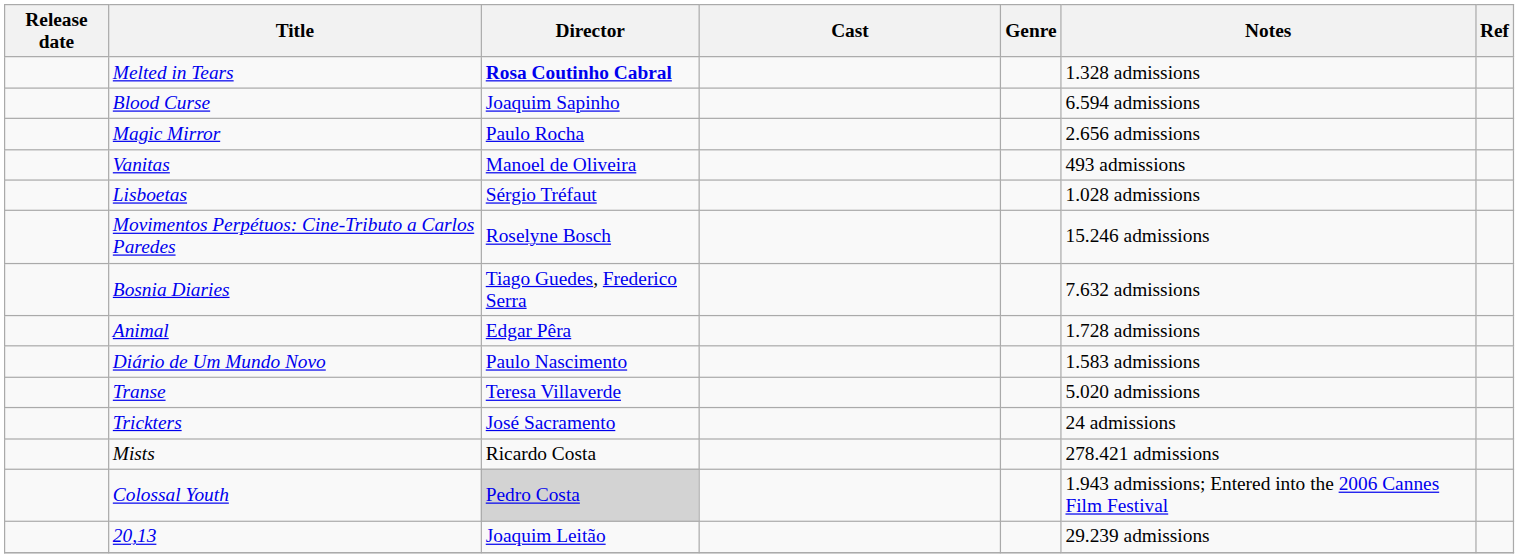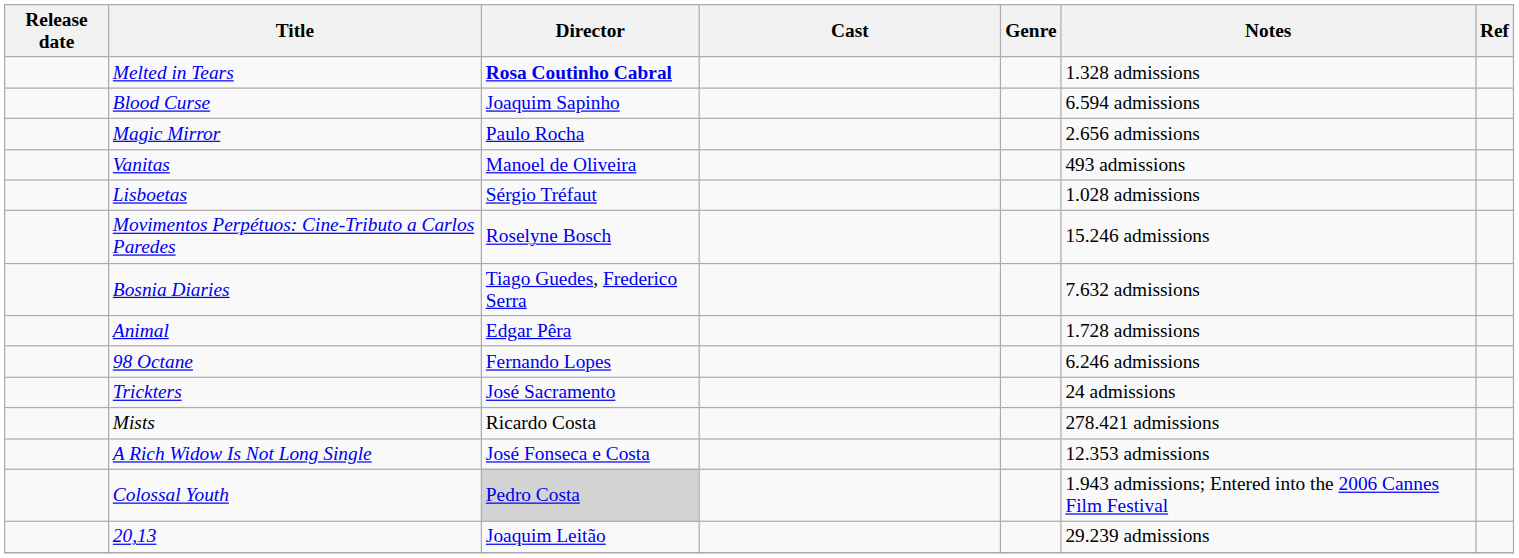- row: (219, 361)
+ row: (153, 361)
- row: (139, 392)
+ row: (242, 453)
